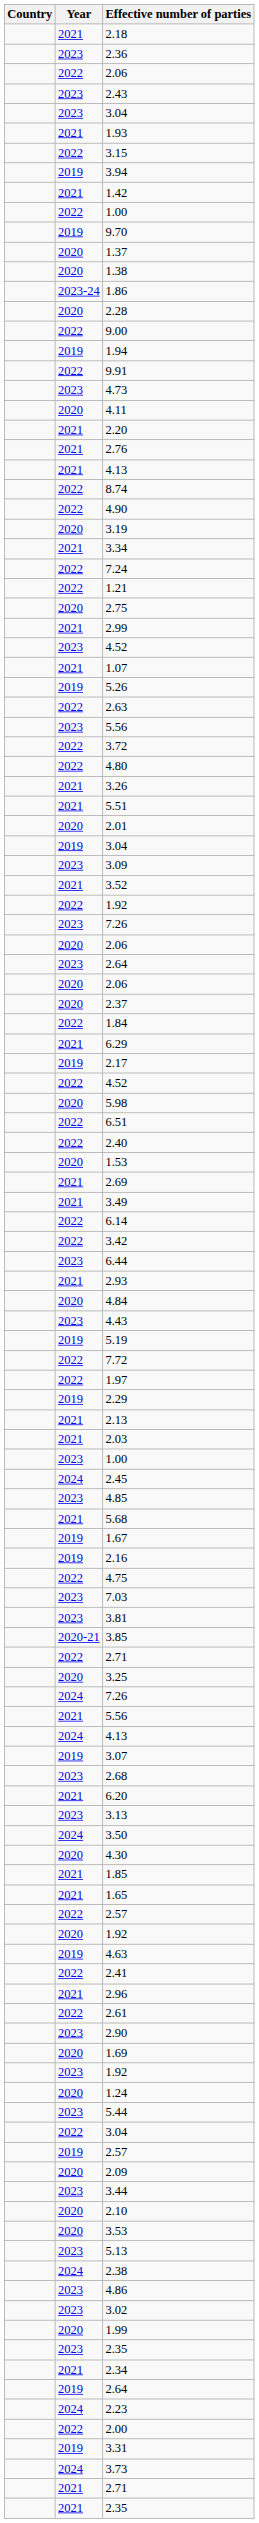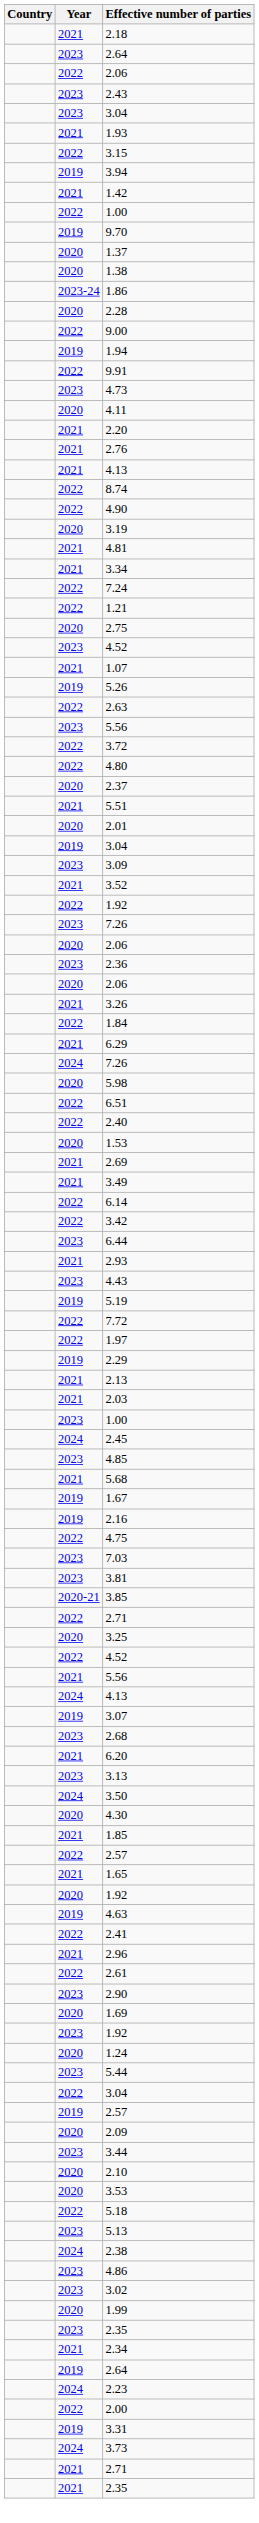rows swapped: (71, 53) <-> (71, 964)
+ row: (71, 548)
- row: (71, 627)
rows swapped: (71, 1004) <-> (71, 786)
- row: (71, 1063)
rows swapped: (71, 1696) <-> (71, 1083)
- row: (71, 1300)
rows swapped: (71, 1914) <-> (71, 1894)
+ row: (71, 2211)
